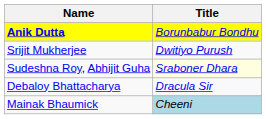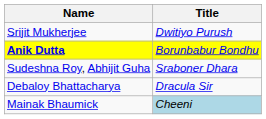rows swapped: (36, 31) <-> (47, 50)
(197, 68) lightyellow background -> (197, 68) no background
